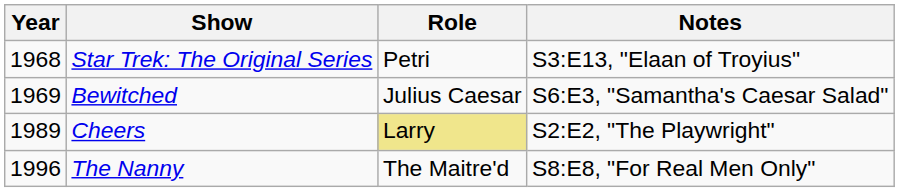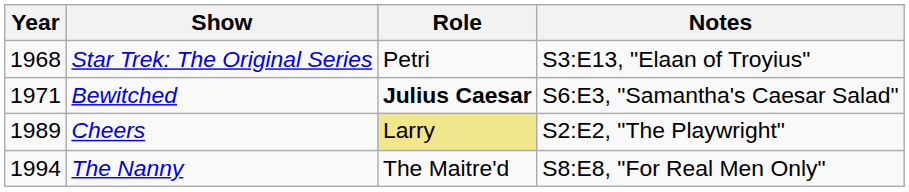(35, 95) 1969 -> (35, 95) 1971
(452, 95) normal -> (457, 95) bold
(35, 167) 1996 -> (35, 167) 1994
